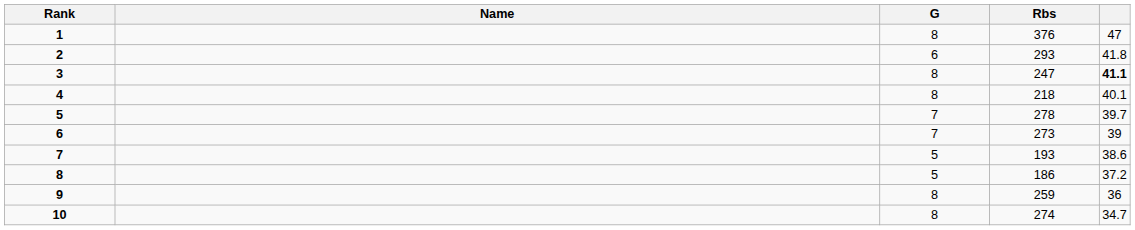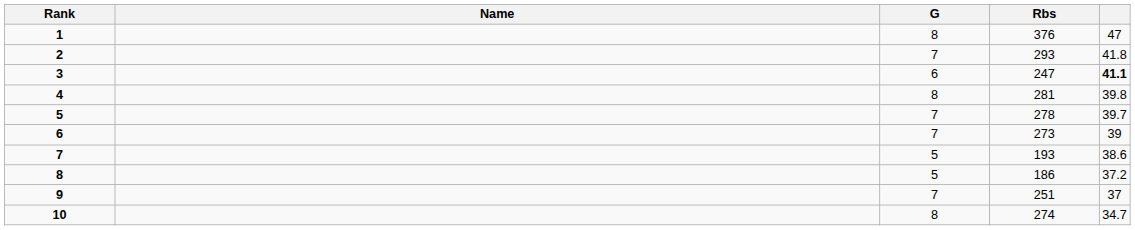(935, 54) 6 -> (935, 54) 7
(935, 74) 8 -> (935, 74) 6
(1044, 94) 218 -> (1044, 94) 281
(1115, 94) 40.1 -> (1115, 94) 39.8
(935, 194) 8 -> (935, 194) 7
(1044, 194) 259 -> (1044, 194) 251
(1115, 194) 36 -> (1115, 194) 37
